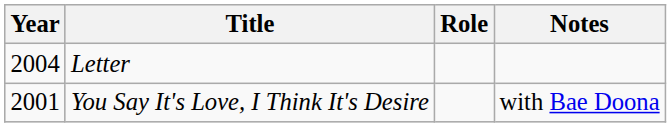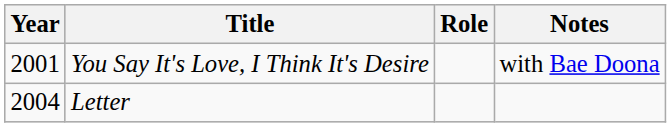rows swapped: (250, 102) <-> (101, 63)
